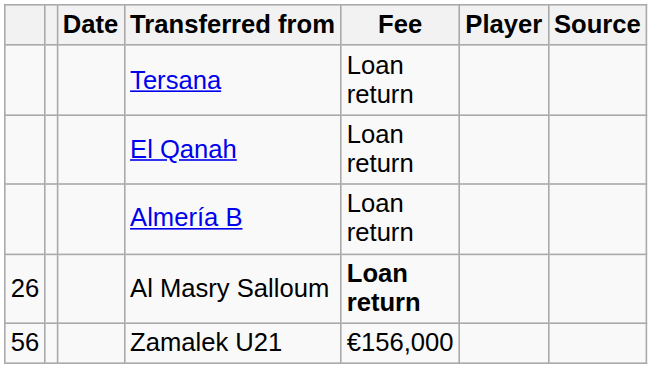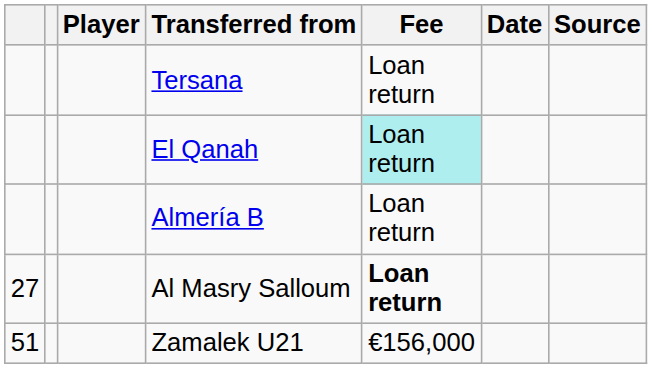columns swapped: (504, 24) <-> (91, 24)
(380, 149) no background -> (402, 149) paleturquoise background
(25, 288) 26 -> (25, 288) 27
(25, 342) 56 -> (25, 342) 51
